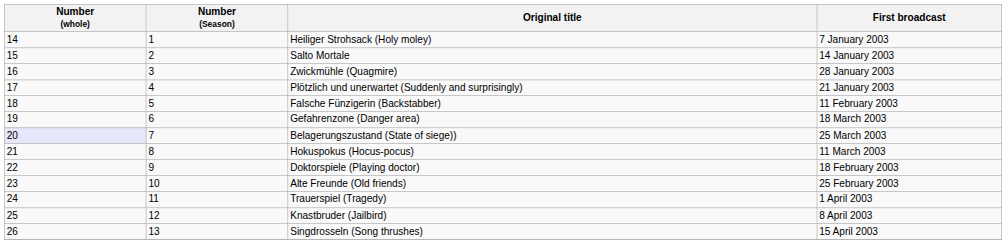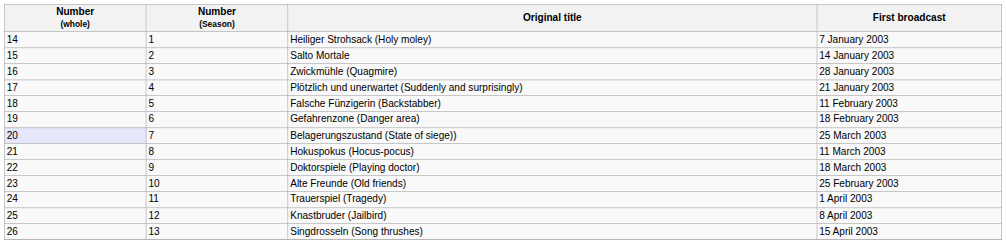(853, 119) 18 March 2003 -> (859, 119) 18 February 2003
(859, 167) 18 February 2003 -> (853, 167) 18 March 2003
